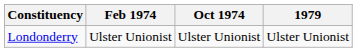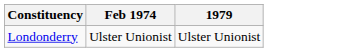- column: (219, 15)
